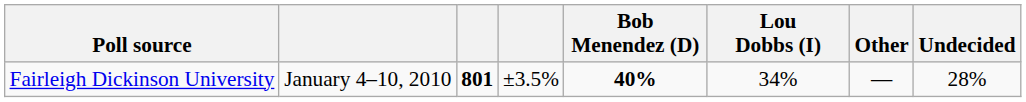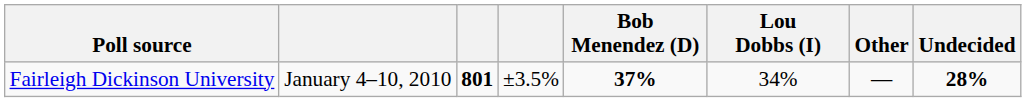(635, 79) 40% -> (635, 79) 37%
(967, 79) normal -> (967, 79) bold
